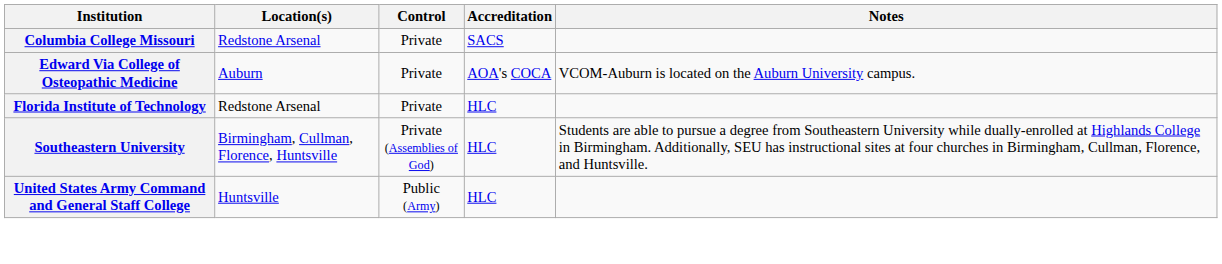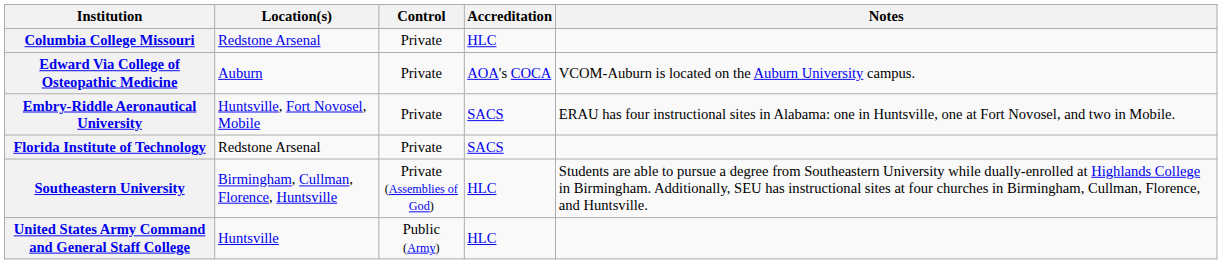(485, 40) SACS -> (482, 40) HLC
+ row: (110, 114)
(482, 106) HLC -> (485, 147) SACS
